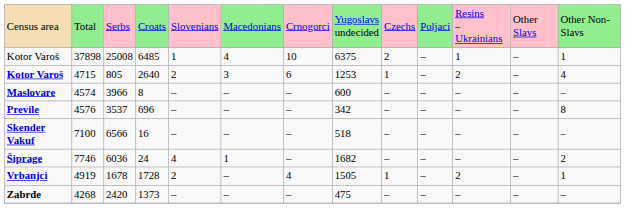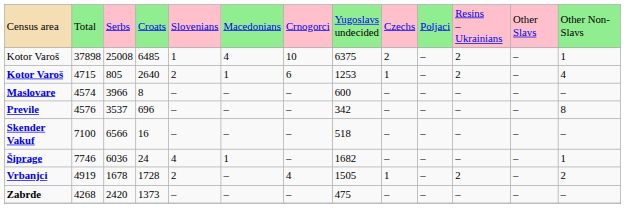(458, 56) 1 -> (458, 56) 2
(226, 74) 3 -> (226, 74) 1
(563, 158) 2 -> (563, 158) 1
(563, 176) 1 -> (563, 176) 2
